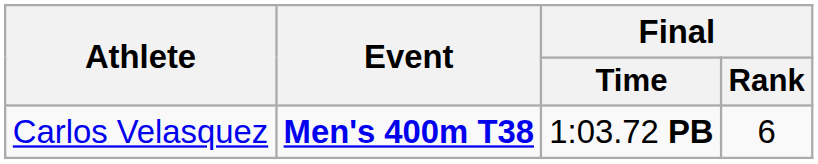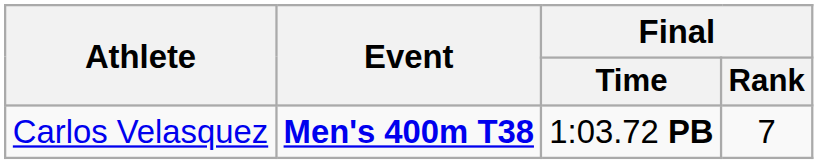(767, 132) 6 -> (767, 132) 7
